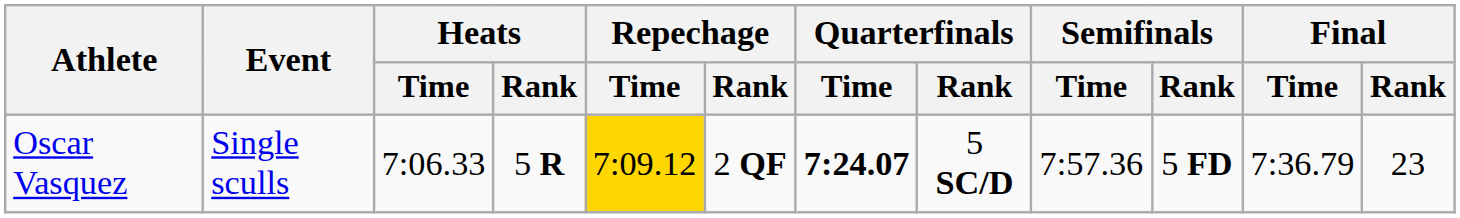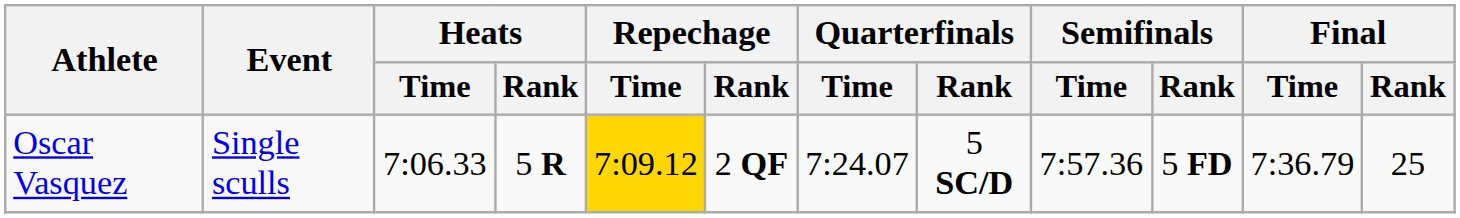(857, 163) bold -> (857, 163) normal
(1408, 163) 23 -> (1408, 163) 25
